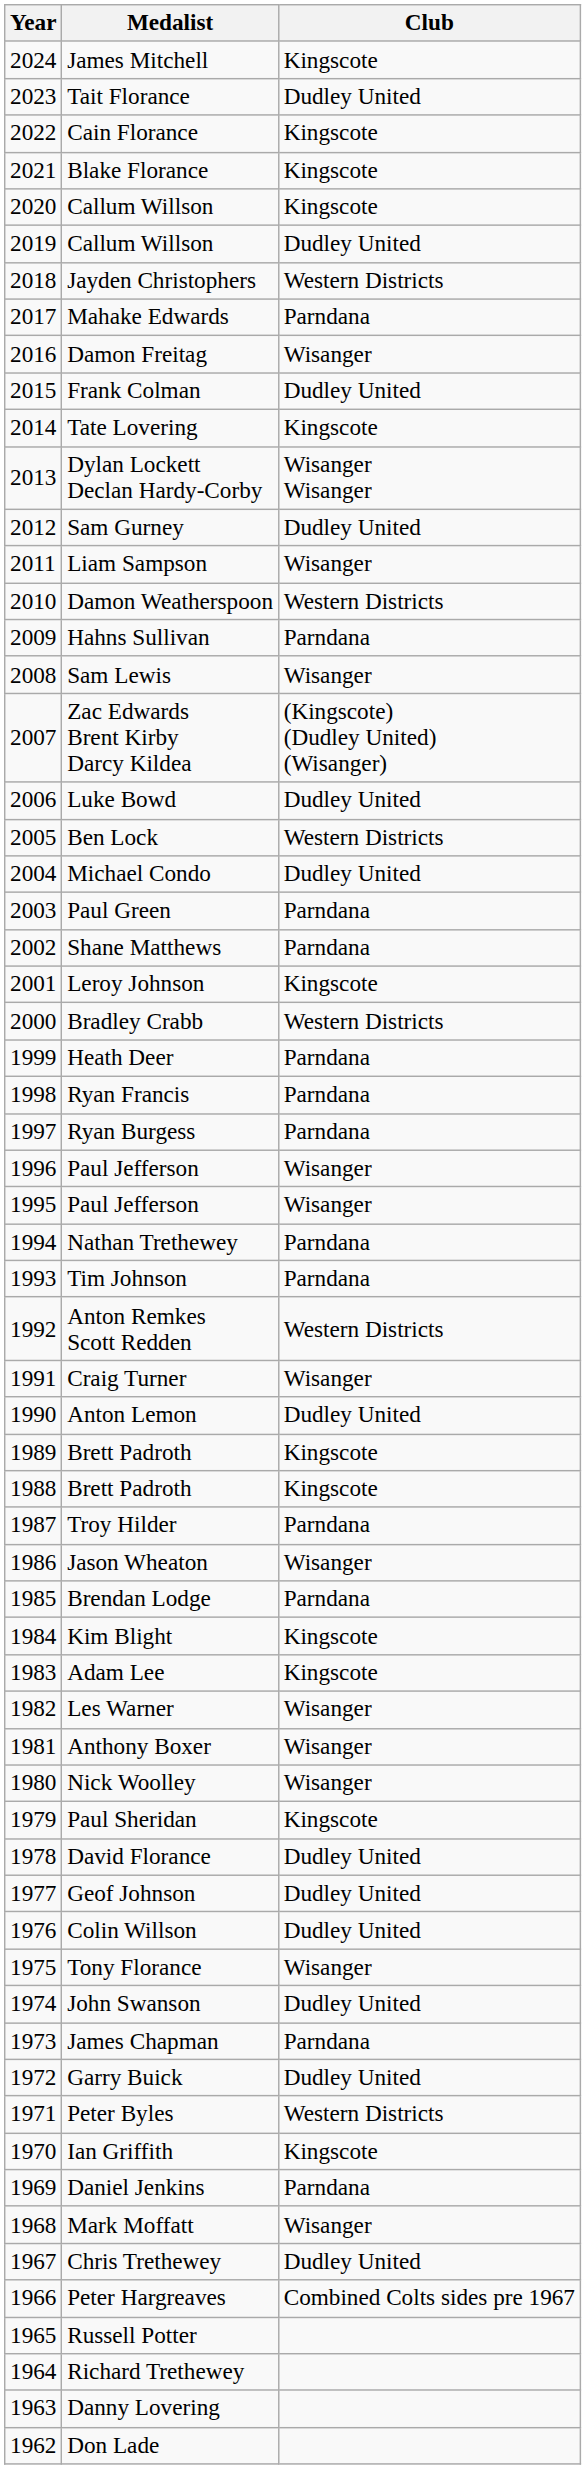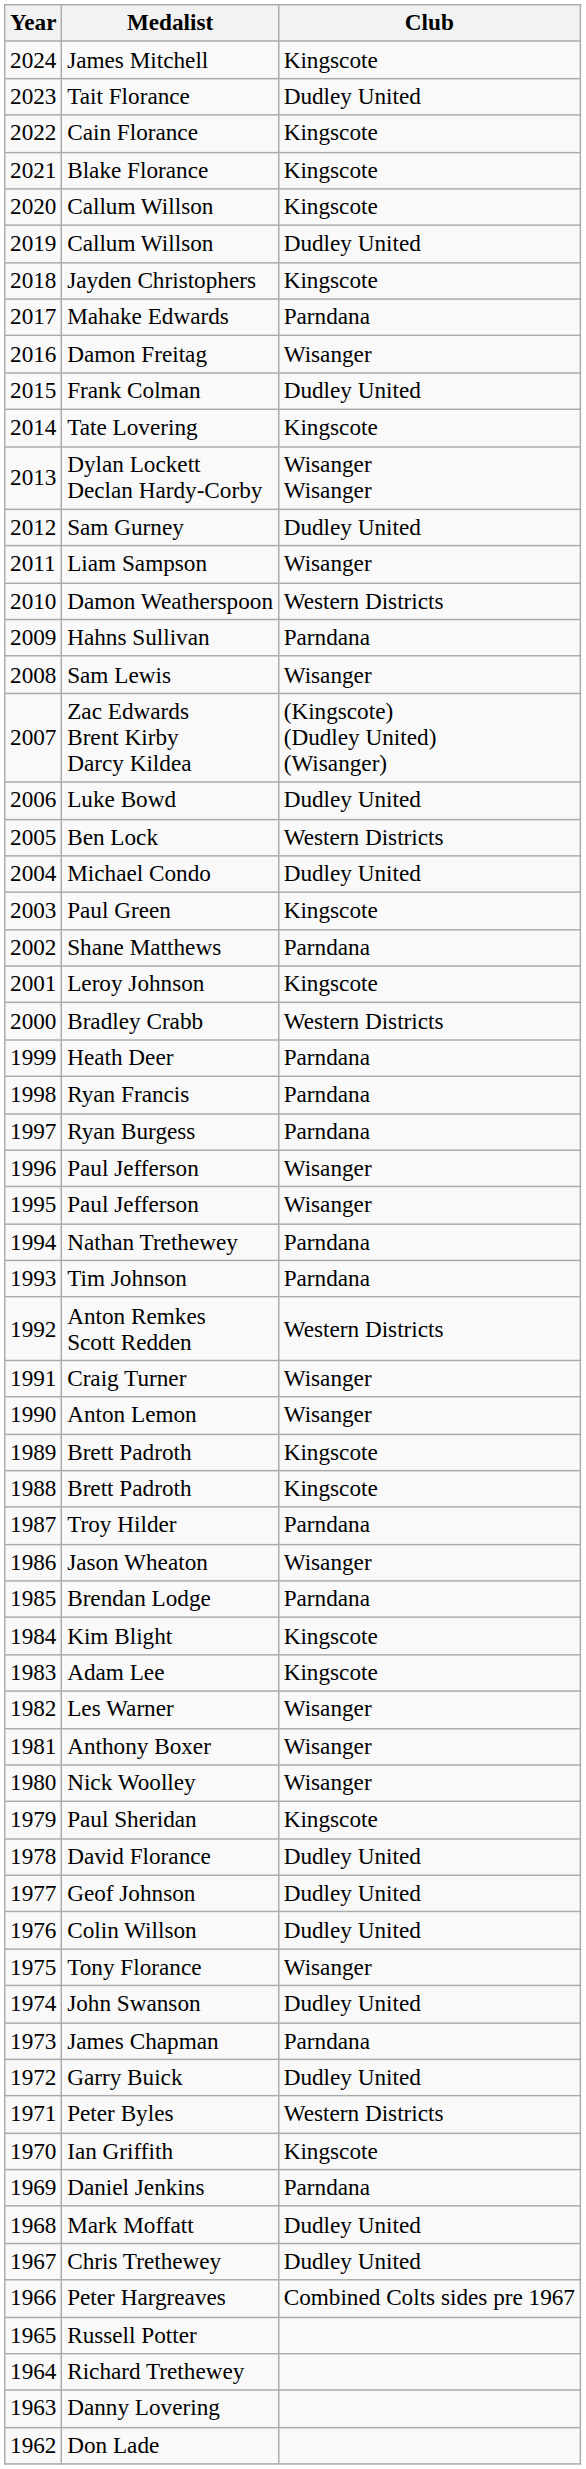(364, 280) Western Districts -> (331, 280) Kingscote
(327, 910) Parndana -> (331, 910) Kingscote
(352, 1415) Dudley United -> (328, 1415) Wisanger
(328, 2224) Wisanger -> (352, 2224) Dudley United
